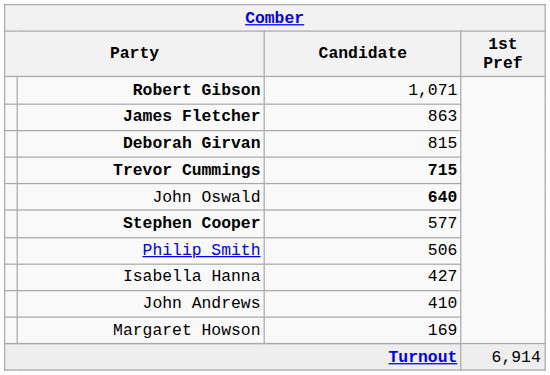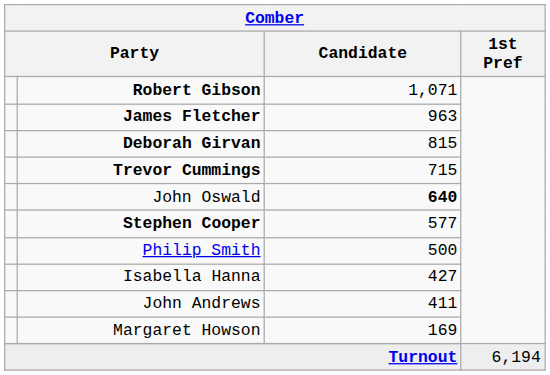(443, 117) 863 -> (443, 117) 963
(443, 170) bold -> (443, 170) normal
(443, 250) 506 -> (443, 250) 500
(443, 304) 410 -> (443, 304) 411
(516, 357) 6,914 -> (516, 357) 6,194
